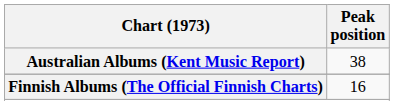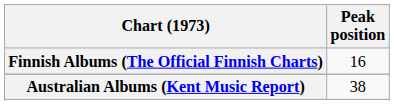rows swapped: (166, 61) <-> (166, 86)
